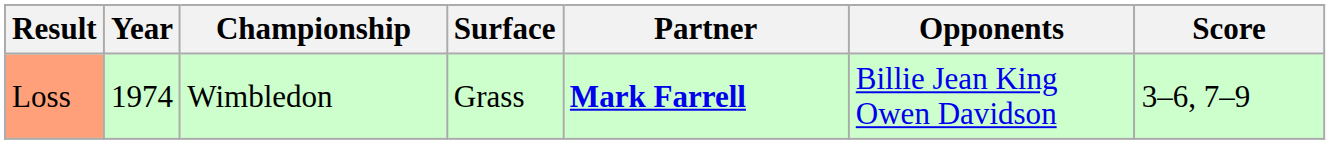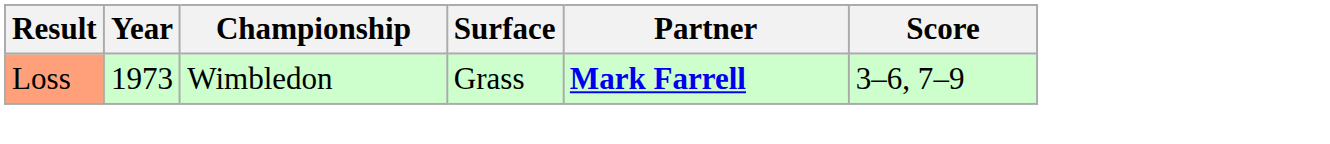- column: (992, 29)
(142, 95) 1974 -> (142, 78) 1973
